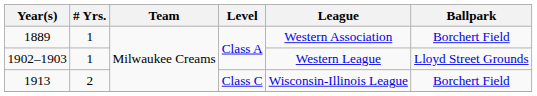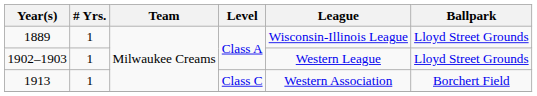(338, 37) Western Association -> (338, 37) Wisconsin-Illinois League
(471, 37) Borchert Field -> (471, 37) Lloyd Street Grounds
(90, 81) 2 -> (90, 81) 1
(338, 81) Wisconsin-Illinois League -> (338, 81) Western Association
